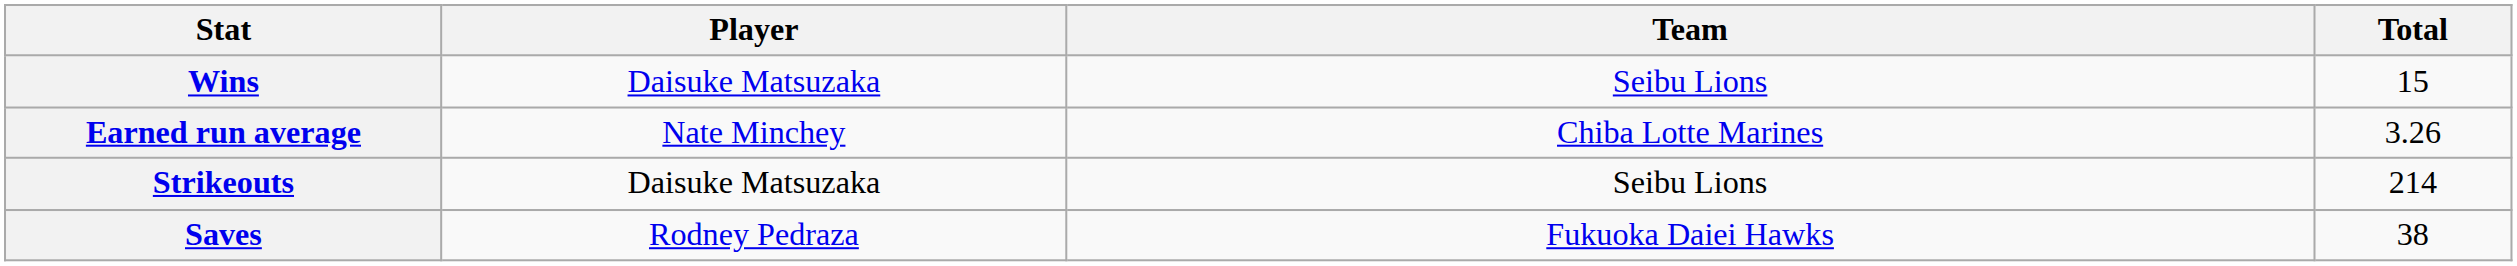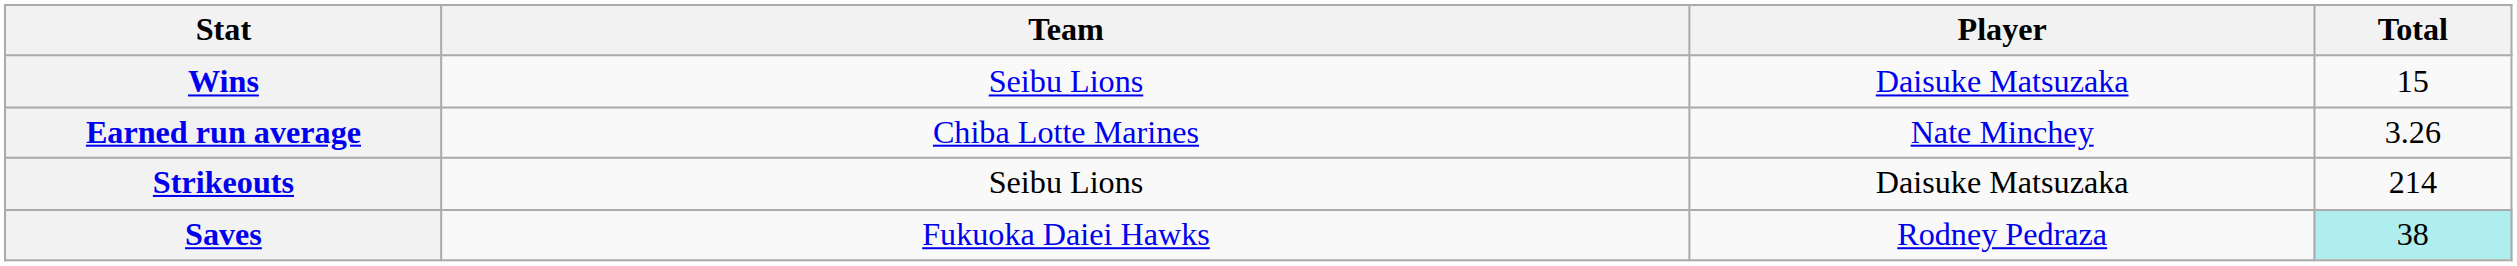columns swapped: (754, 30) <-> (1690, 30)
(2413, 234) no background -> (2413, 234) paleturquoise background
